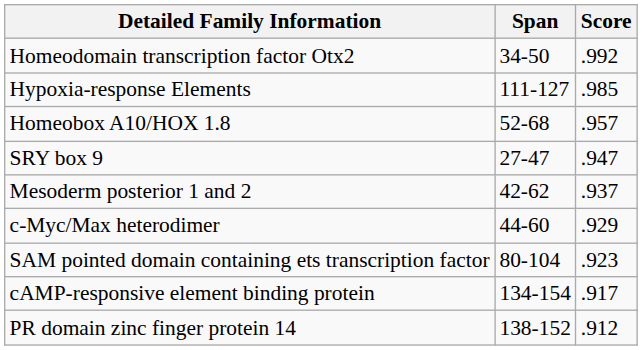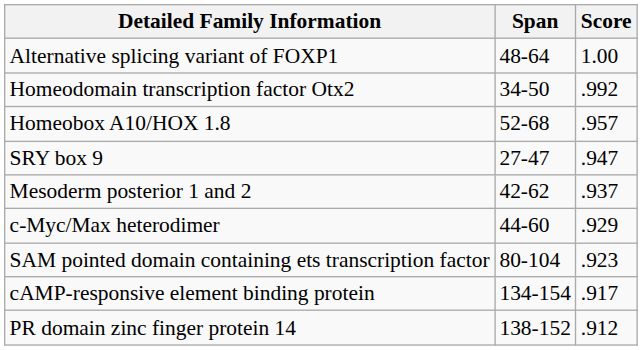+ row: (174, 55)
- row: (130, 89)
